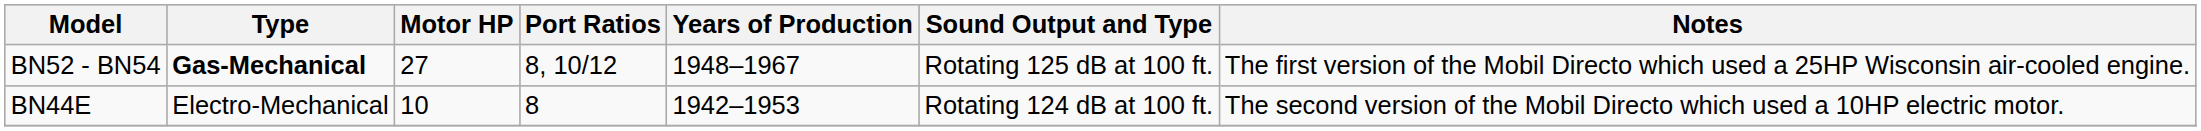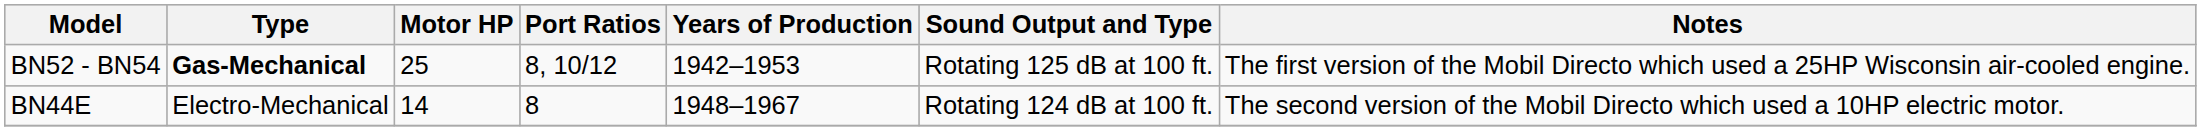(414, 65) 27 -> (414, 65) 25
(736, 65) 1948–1967 -> (736, 65) 1942–1953
(414, 105) 10 -> (414, 105) 14
(736, 105) 1942–1953 -> (736, 105) 1948–1967
